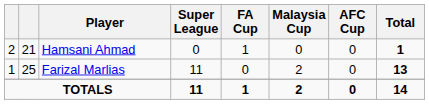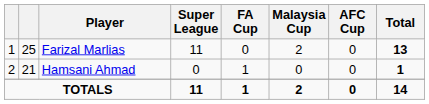rows swapped: (83, 69) <-> (89, 49)
